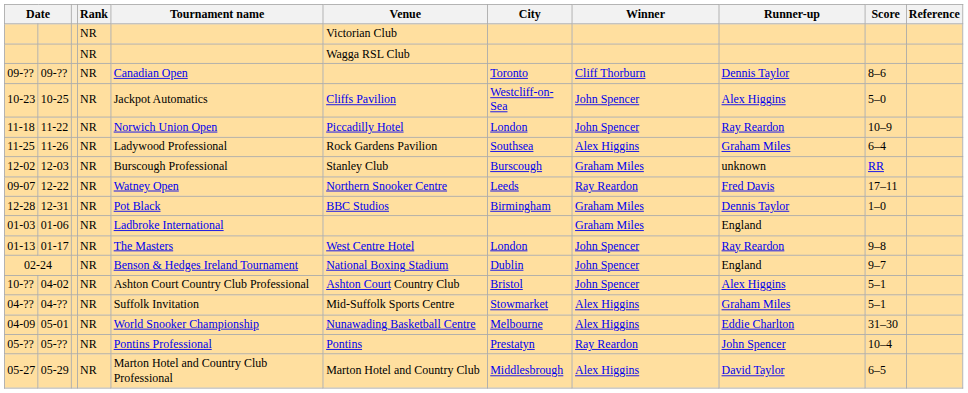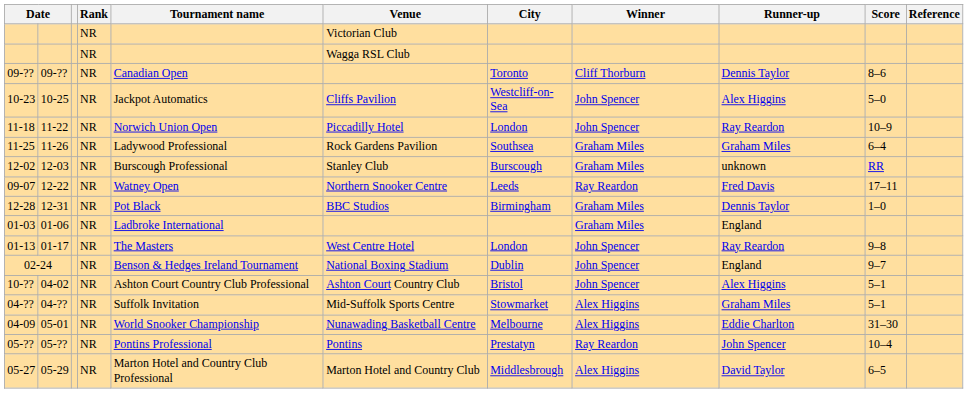(607, 146) Alex Higgins -> (609, 146) Graham Miles
